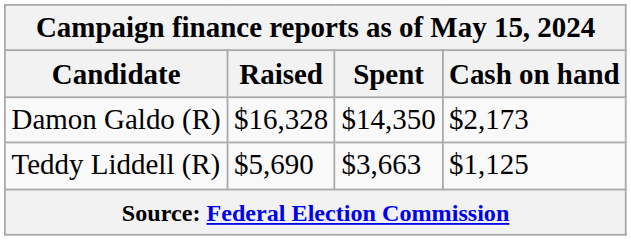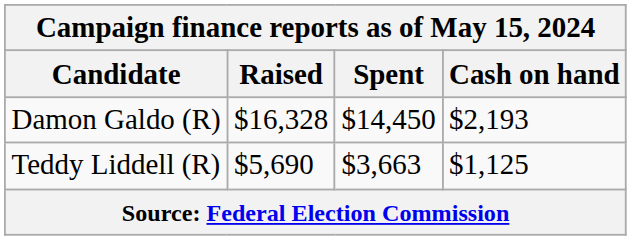(389, 119) $14,350 -> (389, 119) $14,450
(489, 119) $2,173 -> (489, 119) $2,193
